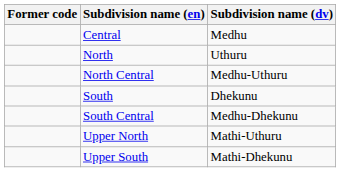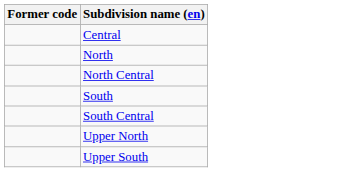- column: (272, 14)
